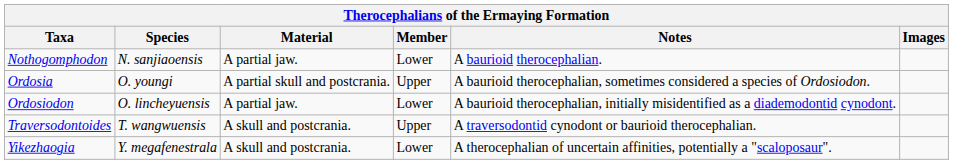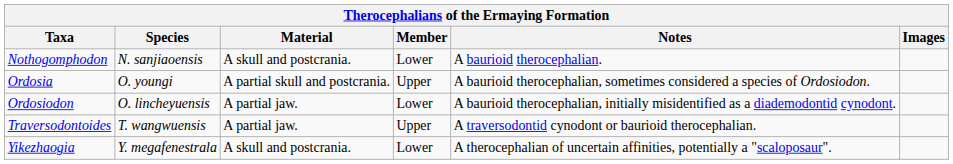(261, 59) A partial jaw. -> (287, 59) A skull and postcrania.
(287, 125) A skull and postcrania. -> (261, 125) A partial jaw.
